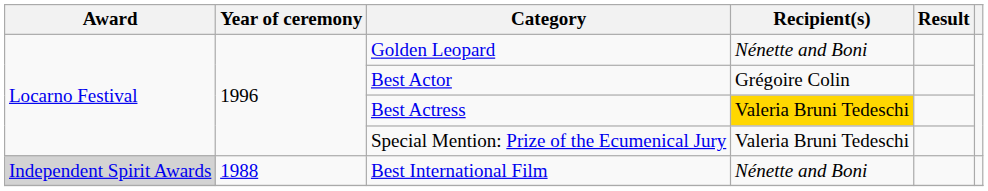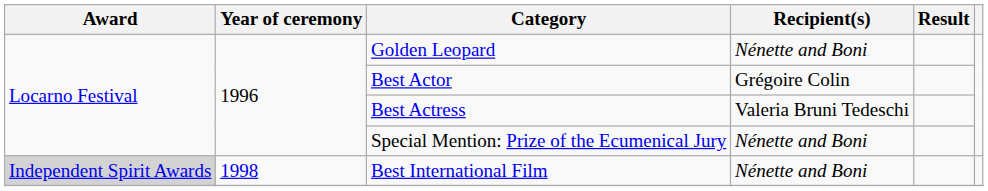(822, 110) gold background -> (822, 110) no background
(822, 140) Valeria Bruni Tedeschi -> (801, 140) Nénette and Boni
(239, 170) 1988 -> (239, 170) 1998
